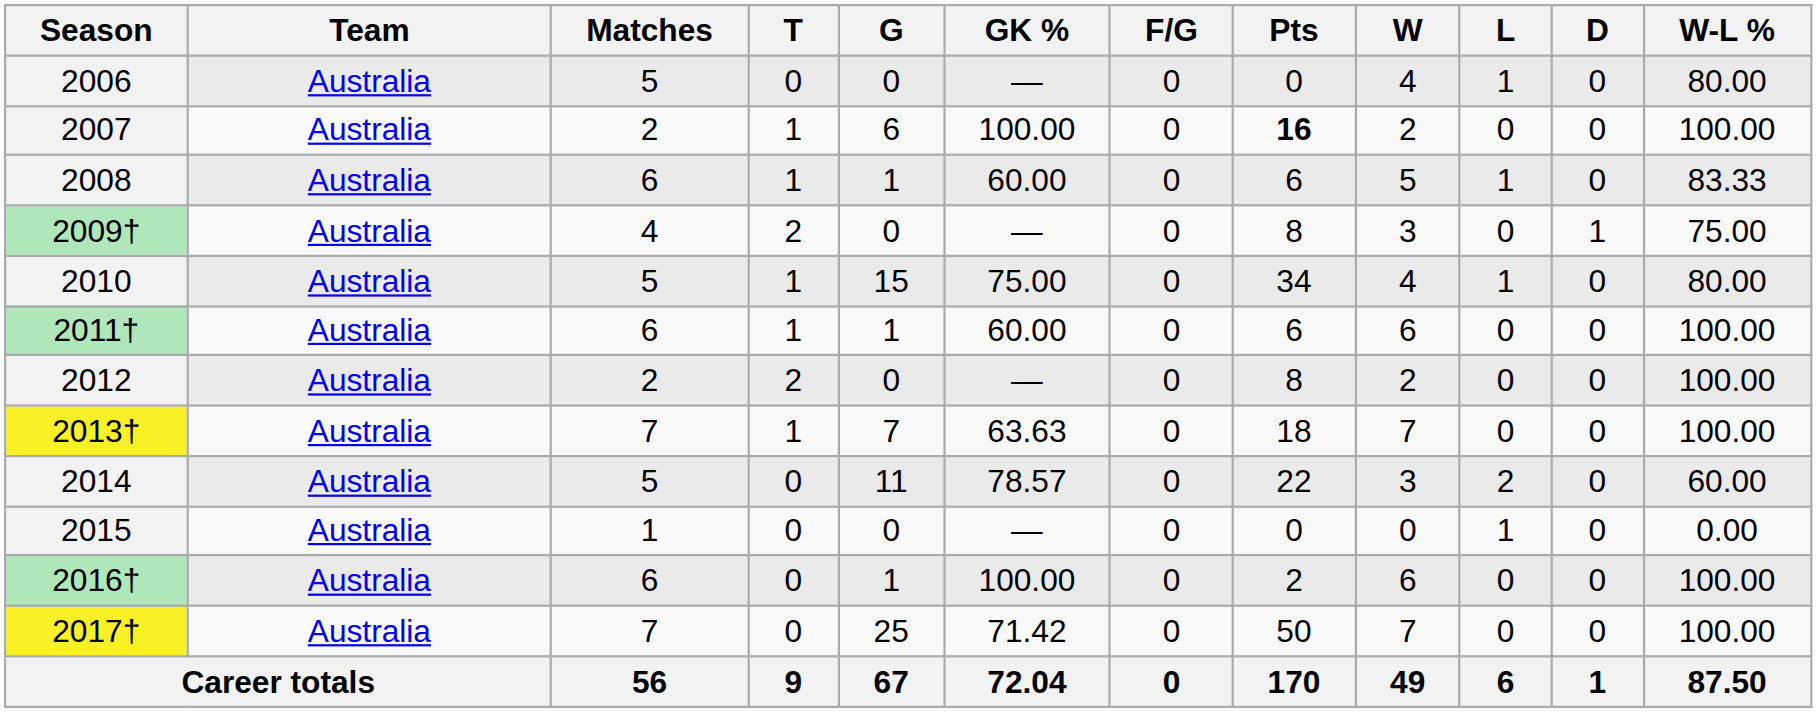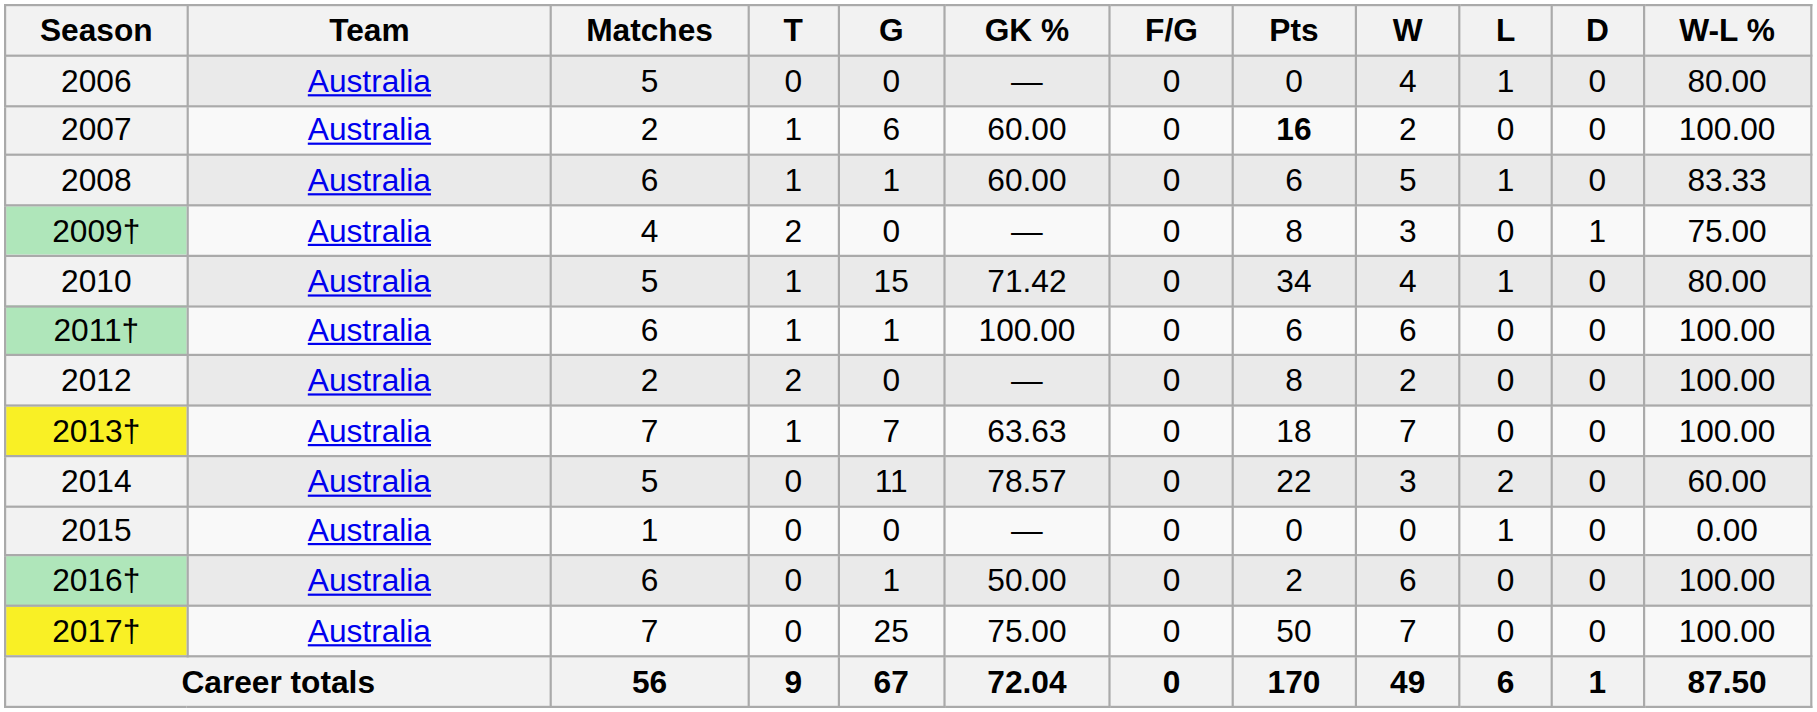(1027, 131) 100.00 -> (1027, 131) 60.00
(1027, 281) 75.00 -> (1027, 281) 71.42
(1027, 331) 60.00 -> (1027, 331) 100.00
(1027, 581) 100.00 -> (1027, 581) 50.00
(1027, 631) 71.42 -> (1027, 631) 75.00
